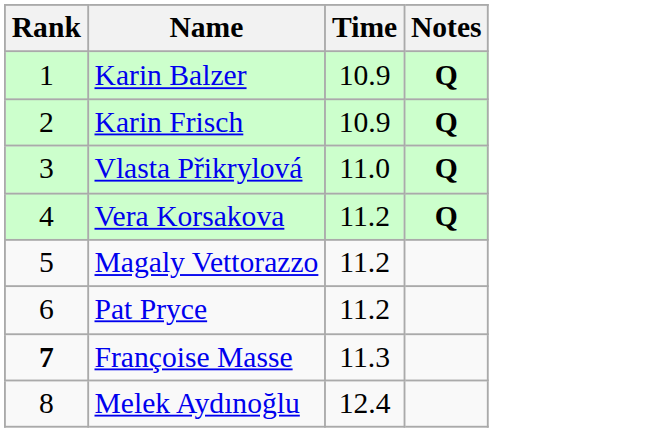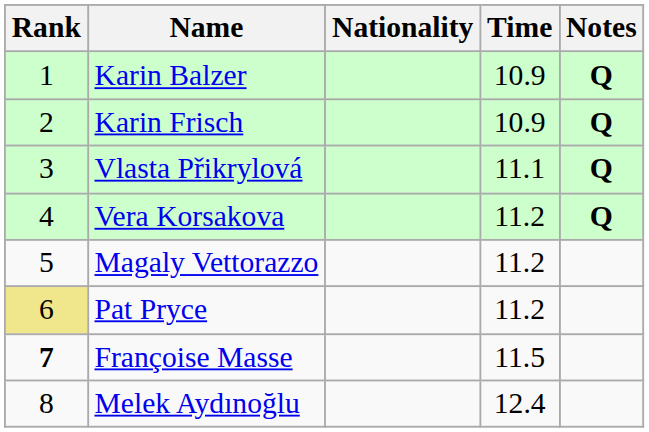+ column: (403, 27)
(365, 168) 11.0 -> (520, 168) 11.1
(46, 309) no background -> (46, 309) khaki background
(365, 356) 11.3 -> (520, 356) 11.5
